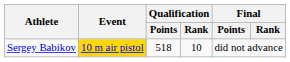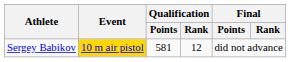(164, 48) 518 -> (164, 48) 581
(196, 48) 10 -> (196, 48) 12
